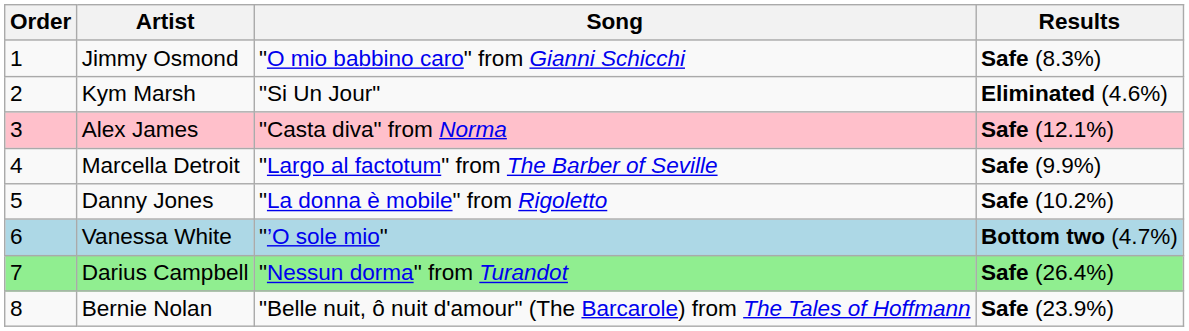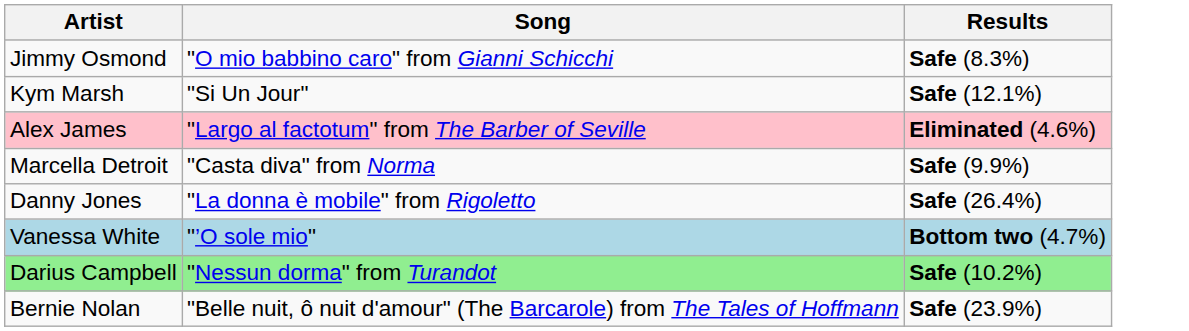- column: (41, 22)
(1074, 93) Eliminated (4.6%) -> (976, 93) Safe (12.1%)
(383, 129) "Casta diva" from Norma -> (416, 129) "Largo al factotum" from The Barber of Seville
(1047, 129) Safe (12.1%) -> (1003, 129) Eliminated (4.6%)
(488, 165) "Largo al factotum" from The Barber of Seville -> (311, 165) "Casta diva" from Norma
(1047, 201) Safe (10.2%) -> (976, 201) Safe (26.4%)
(1047, 272) Safe (26.4%) -> (976, 272) Safe (10.2%)
